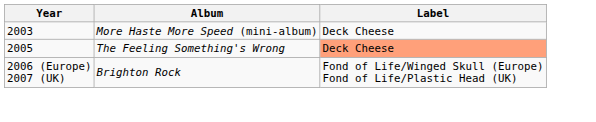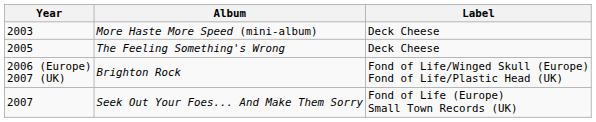(358, 48) lightsalmon background -> (404, 48) no background
+ row: (230, 102)
